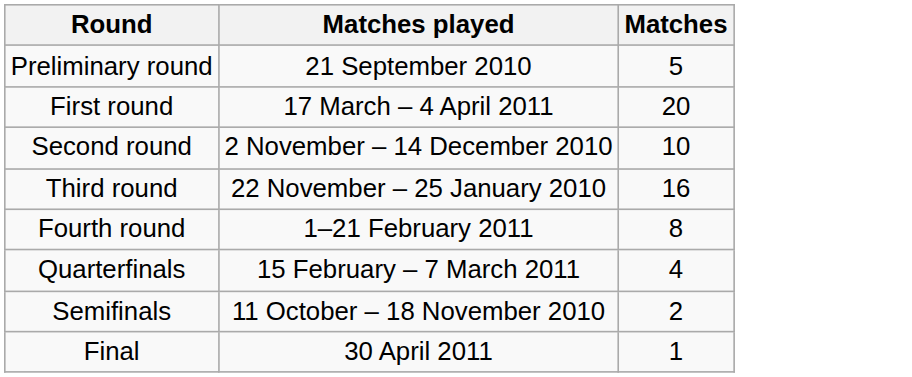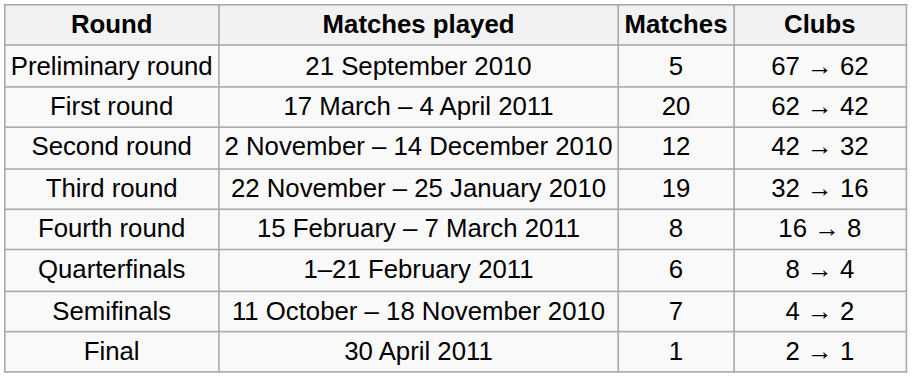+ column: (820, 24)
(676, 147) 10 -> (676, 147) 12
(676, 188) 16 -> (676, 188) 19
(419, 229) 1–21 February 2011 -> (419, 229) 15 February – 7 March 2011
(419, 270) 15 February – 7 March 2011 -> (419, 270) 1–21 February 2011
(676, 270) 4 -> (676, 270) 6
(676, 310) 2 -> (676, 310) 7
